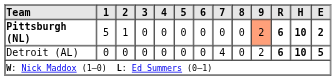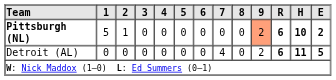(301, 53) 10 -> (301, 53) 11
